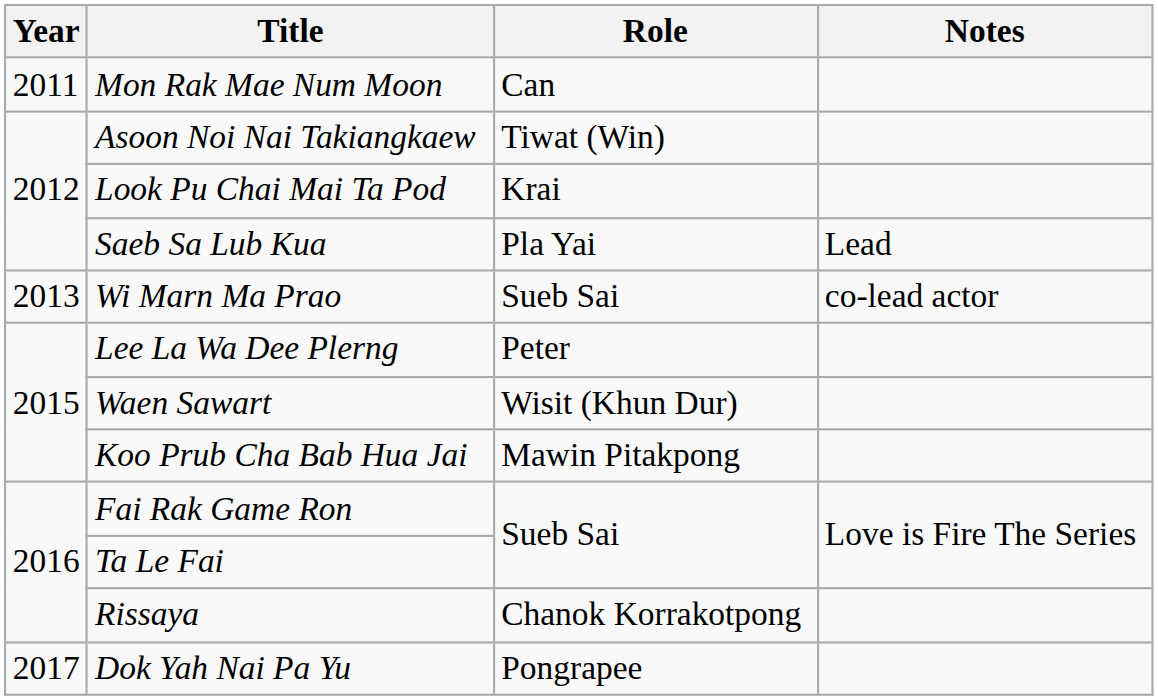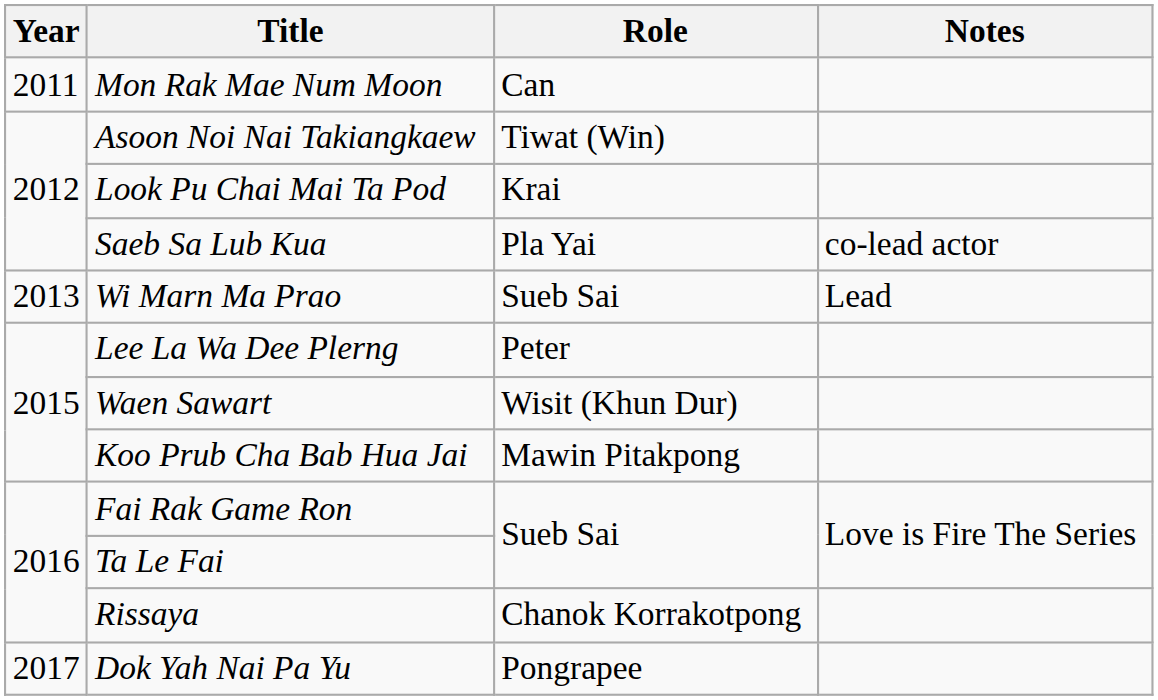(858, 243) Lead -> (912, 243) co-lead actor
(912, 296) co-lead actor -> (858, 296) Lead
